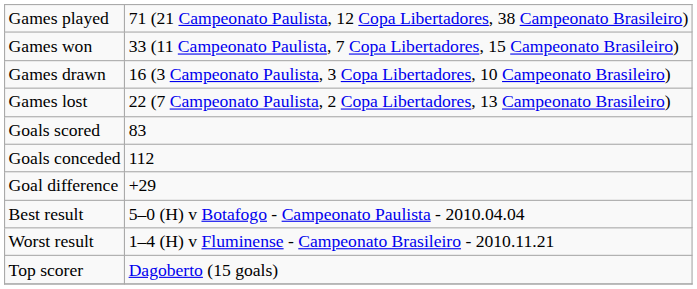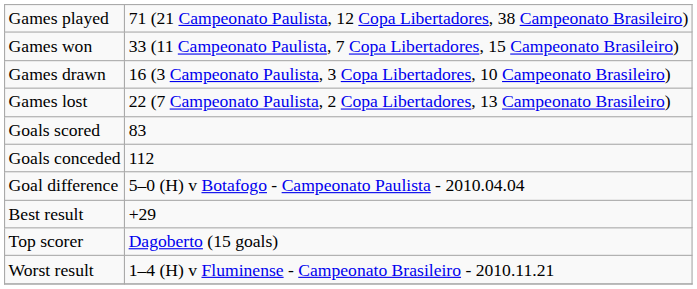(142, 185) +29 -> (327, 185) 5–0 (H) v Botafogo - Campeonato Paulista - 2010.04.04
(327, 213) 5–0 (H) v Botafogo - Campeonato Paulista - 2010.04.04 -> (142, 213) +29
rows swapped: (51, 241) <-> (46, 269)
